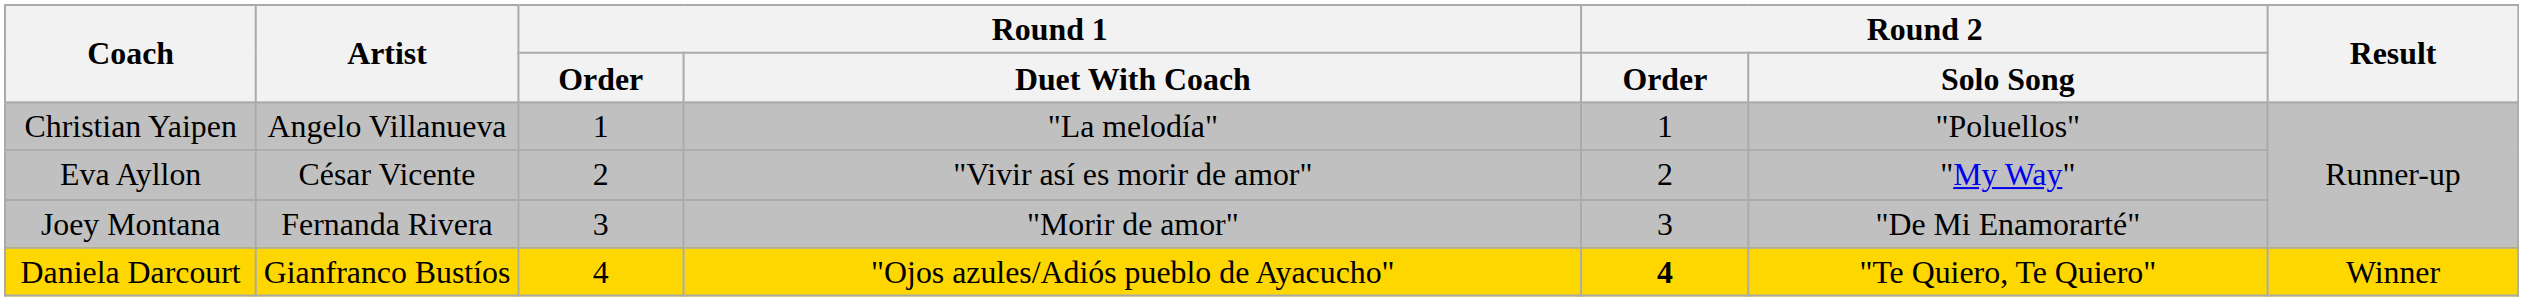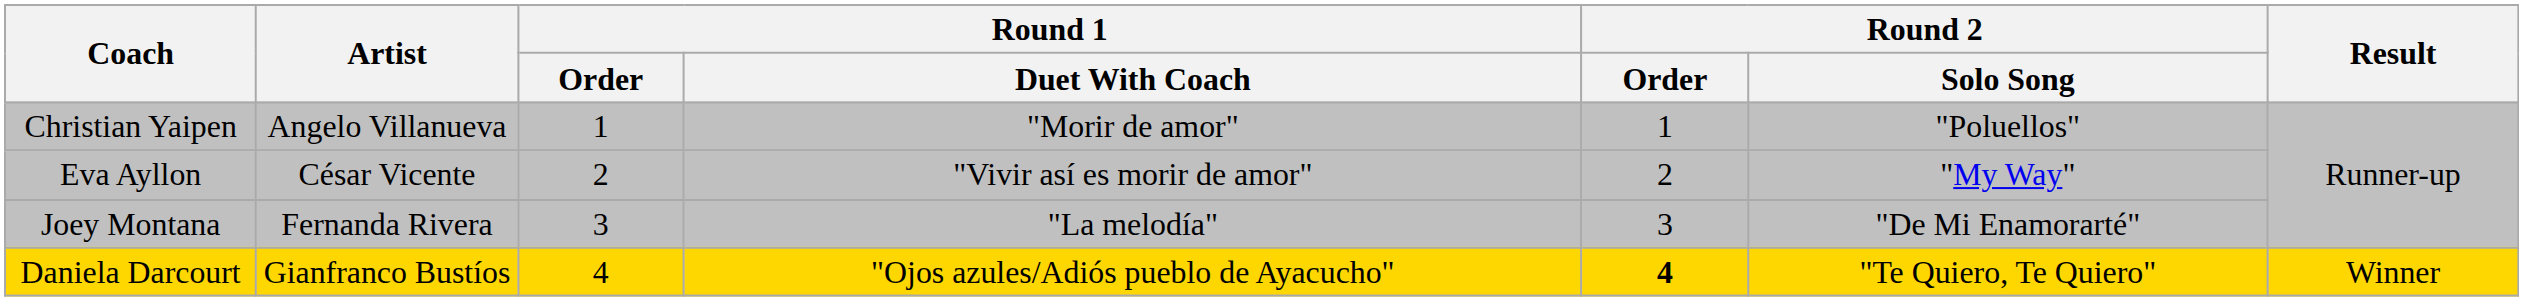(1133, 126) "La melodía" -> (1133, 126) "Morir de amor"
(1133, 223) "Morir de amor" -> (1133, 223) "La melodía"
